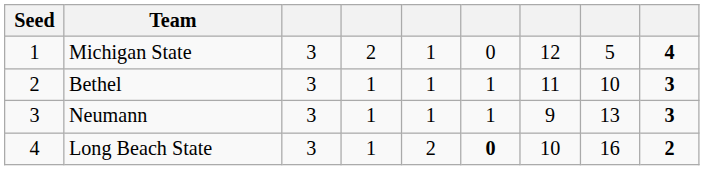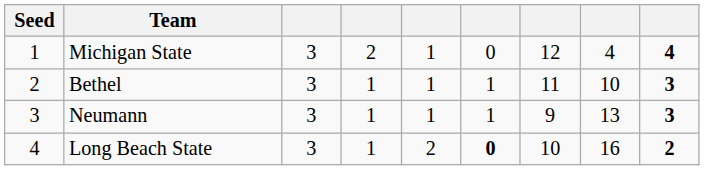(610, 52) 5 -> (610, 52) 4
